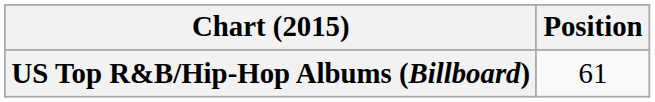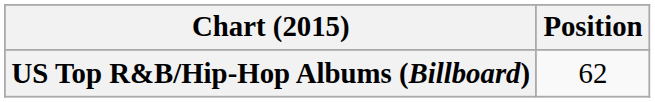(593, 73) 61 -> (593, 73) 62
